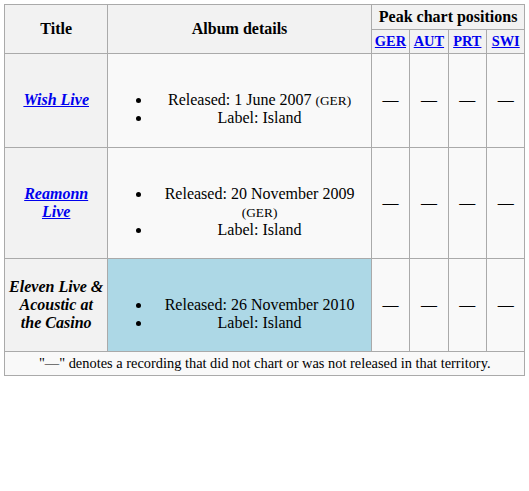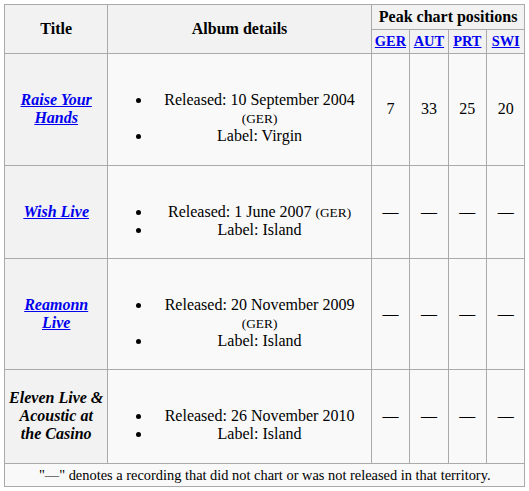+ row: (56, 109)
(240, 314) lightblue background -> (240, 425) no background
